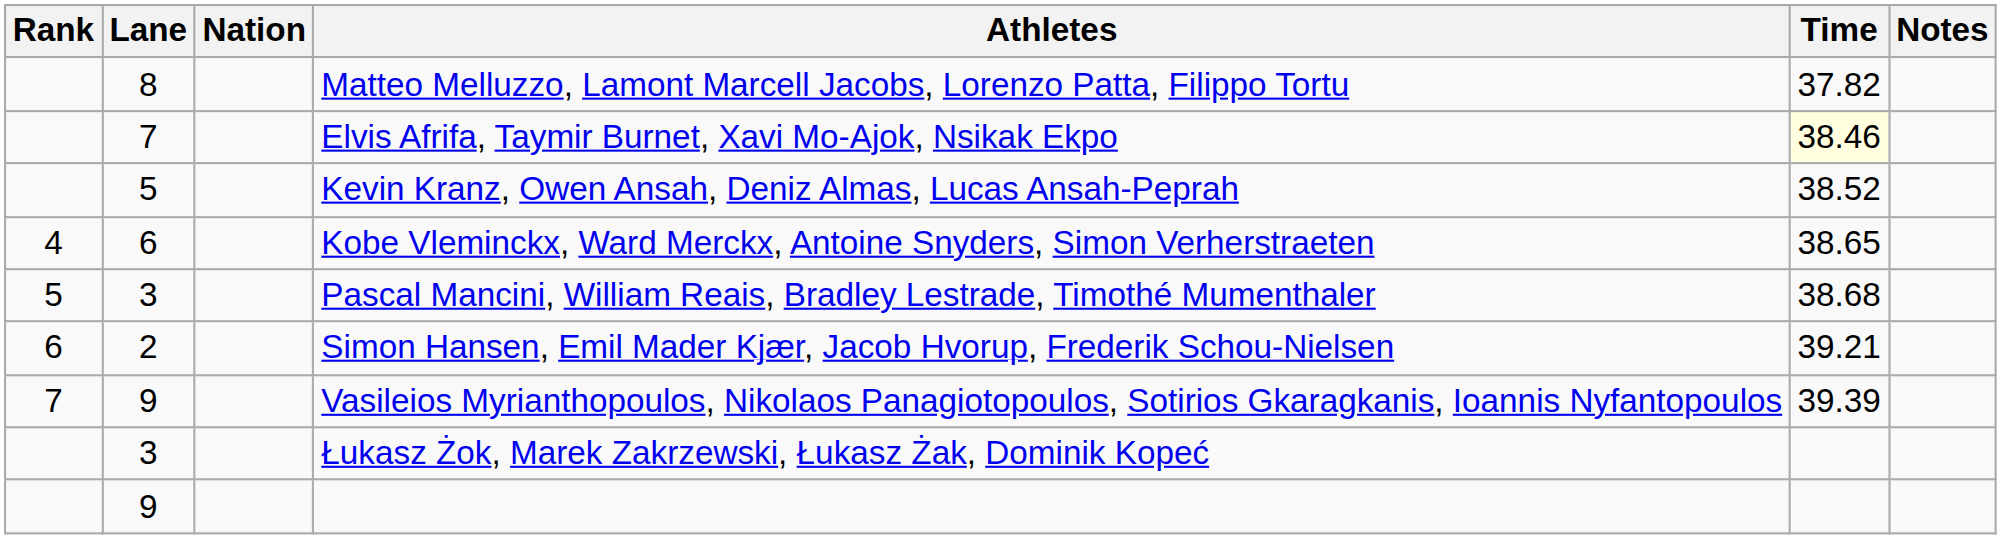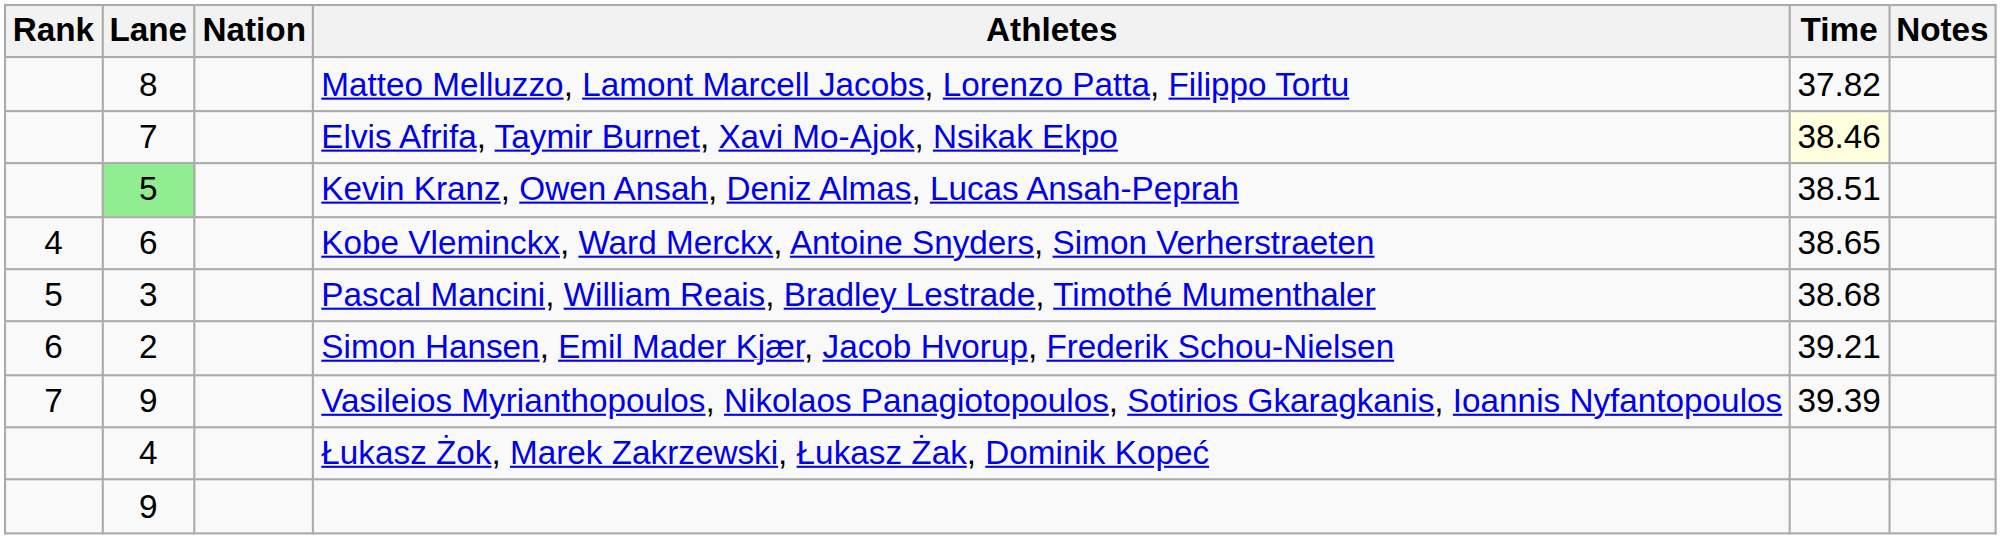(148, 189) no background -> (148, 189) lightgreen background
(1839, 189) 38.52 -> (1839, 189) 38.51
(148, 453) 3 -> (148, 453) 4
